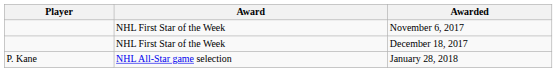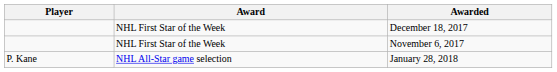rows swapped: (427, 28) <-> (429, 43)
